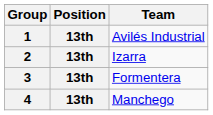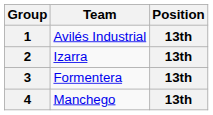columns swapped: (80, 15) <-> (158, 15)
